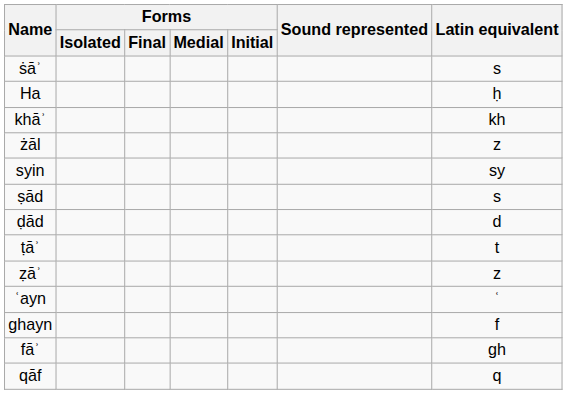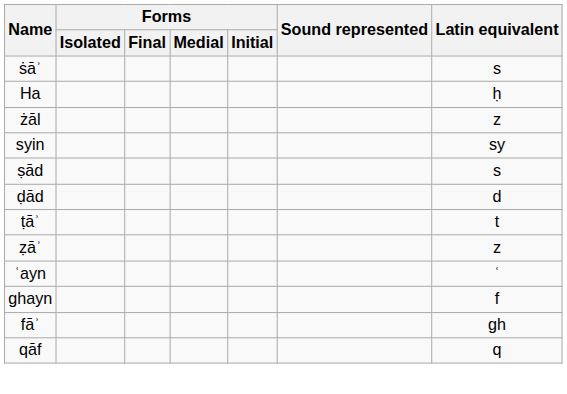- row: (30, 119)
